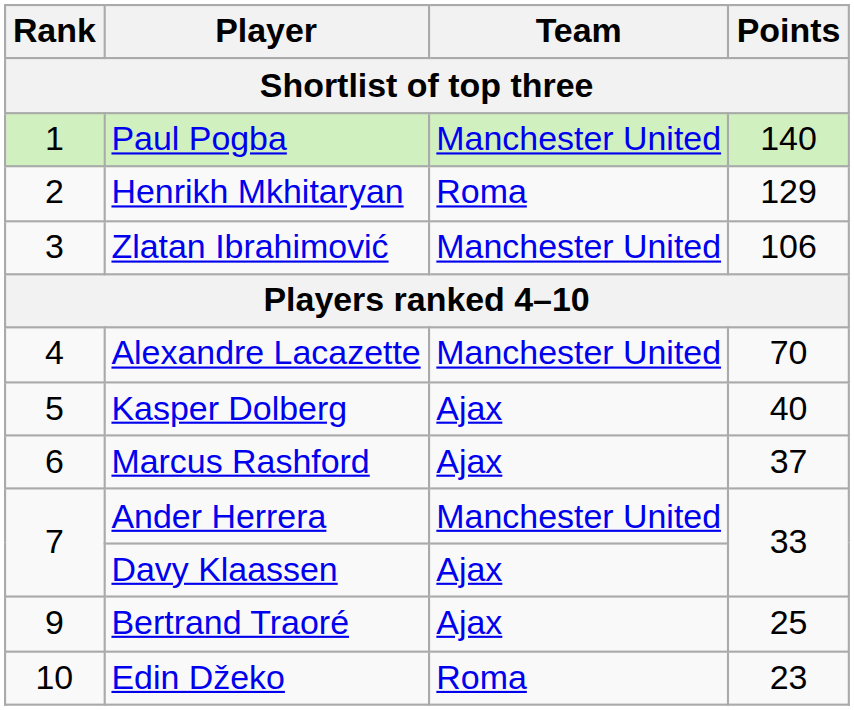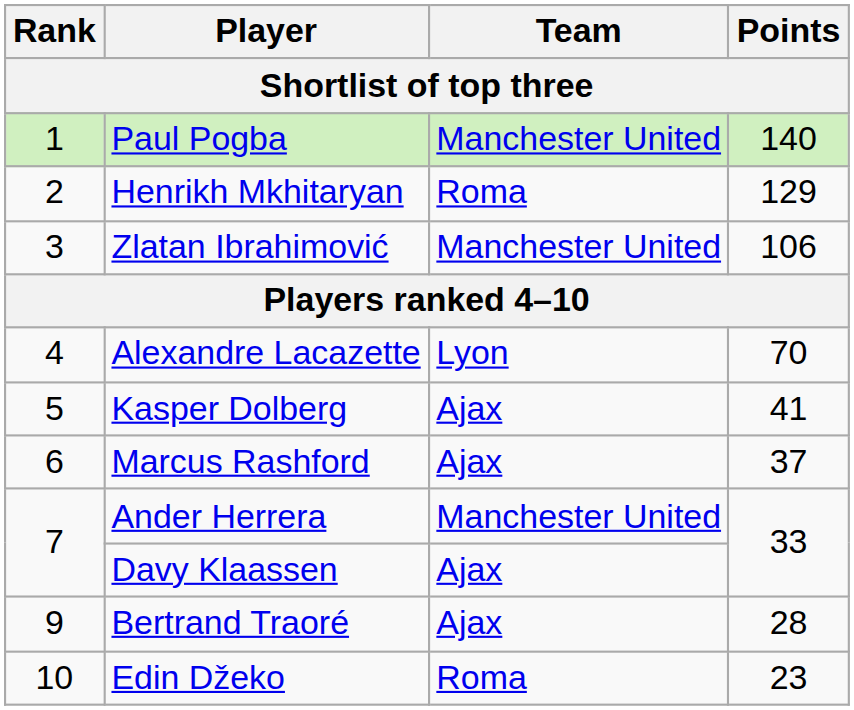(579, 354) Manchester United -> (473, 354) Lyon
(789, 407) 40 -> (789, 407) 41
(789, 623) 25 -> (789, 623) 28
